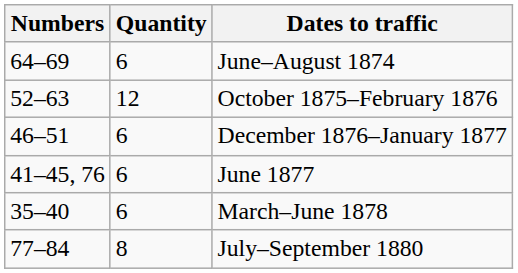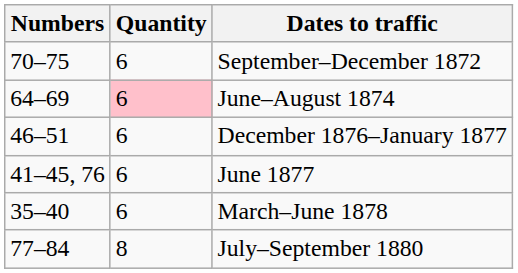+ row: (349, 60)
(122, 60) no background -> (122, 98) pink background
- row: (358, 98)
